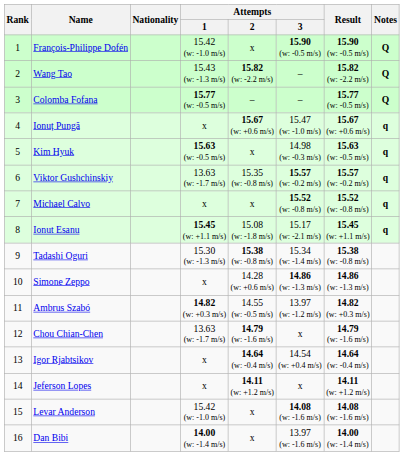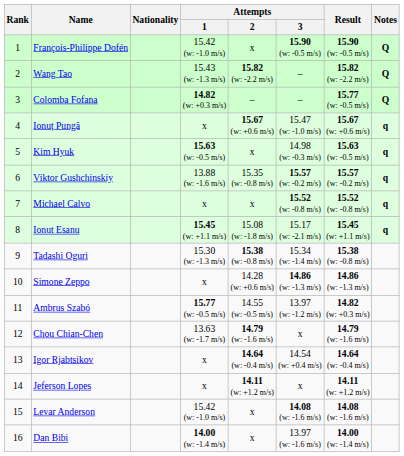(204, 100) 15.77 (w: -0.5 m/s) -> (204, 100) 14.82 (w: +0.3 m/s)
(204, 178) 13.63 (w: -1.7 m/s) -> (204, 178) 13.88 (w: -1.6 m/s)
(204, 308) 14.82 (w: +0.3 m/s) -> (204, 308) 15.77 (w: -0.5 m/s)
